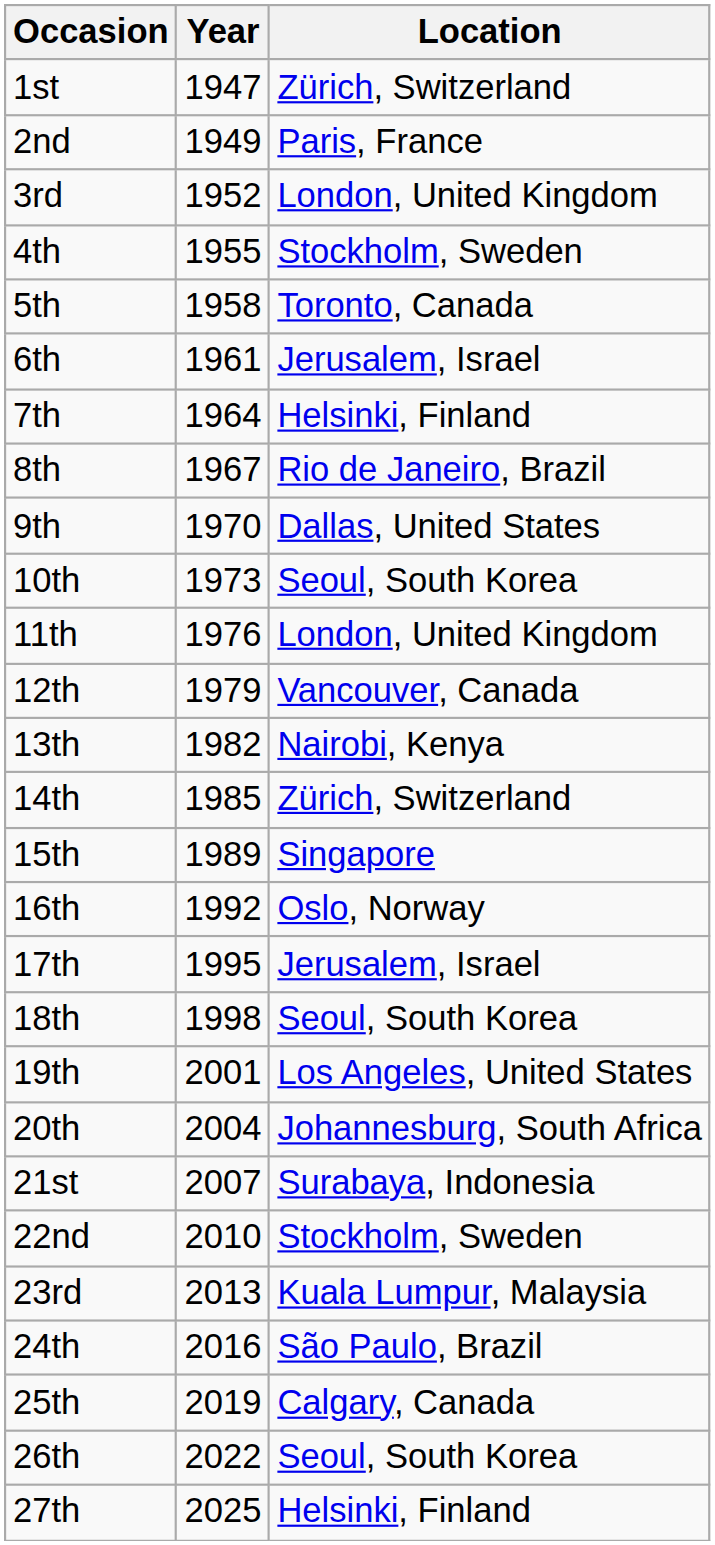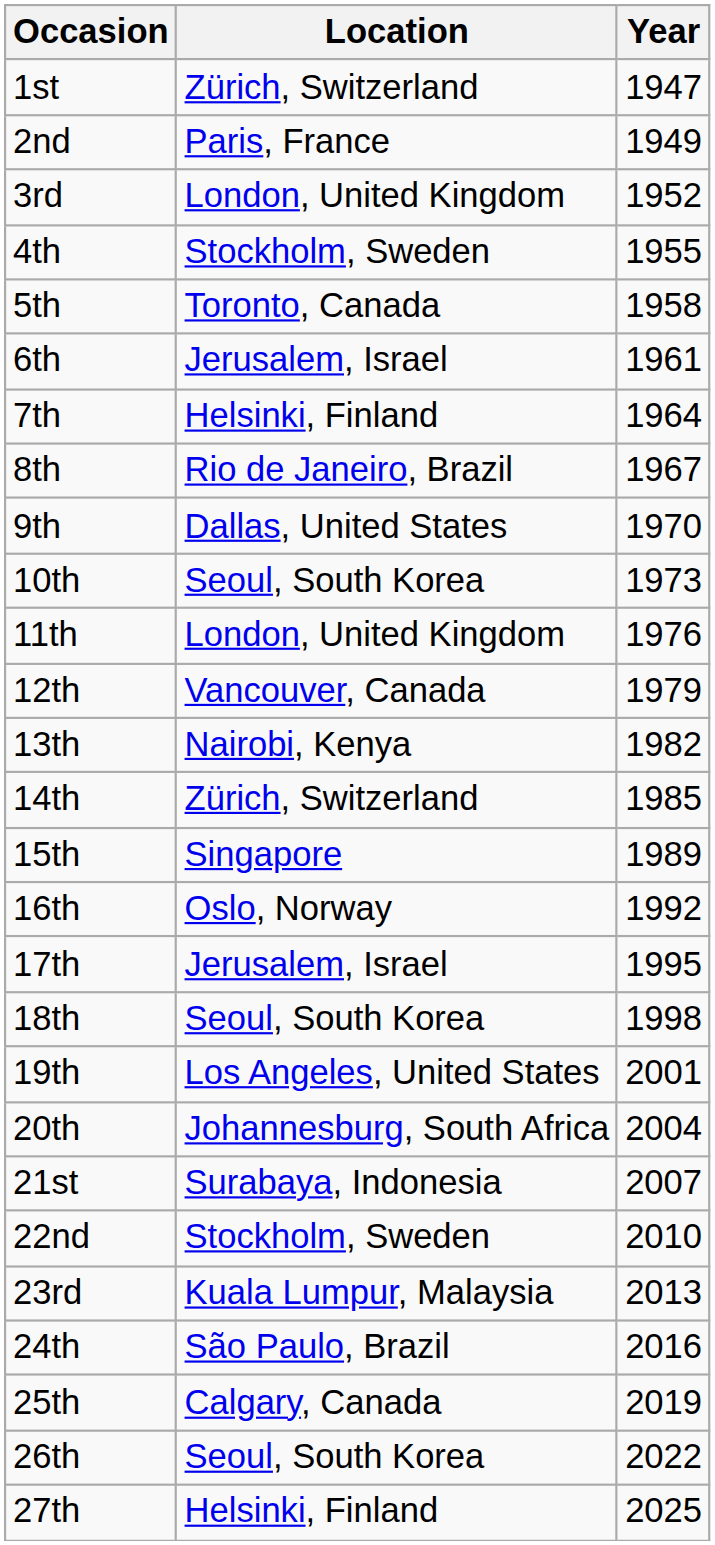columns swapped: (223, 31) <-> (490, 31)
